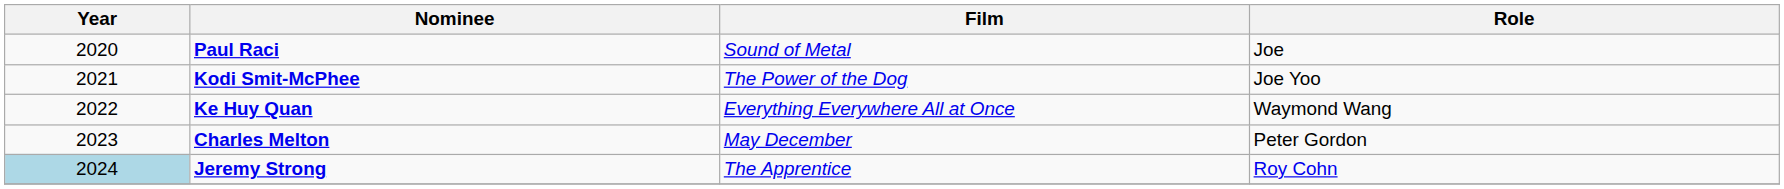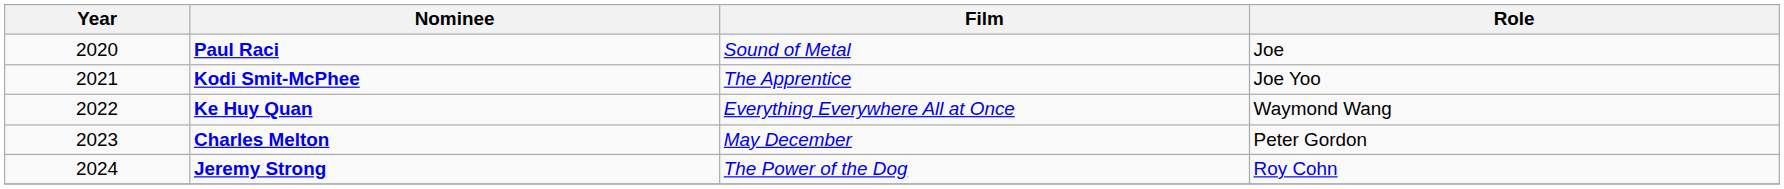(816, 79) The Power of the Dog -> (787, 79) The Apprentice
(97, 169) lightblue background -> (97, 169) no background
(787, 169) The Apprentice -> (816, 169) The Power of the Dog
